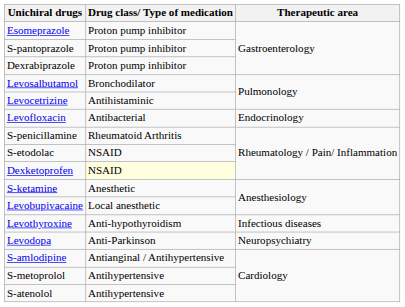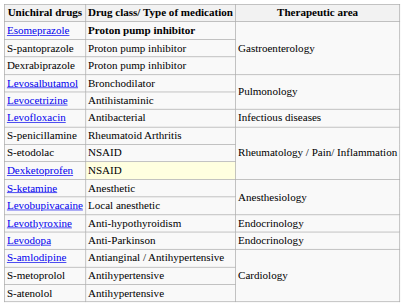(137, 30) normal -> (142, 30) bold
(271, 118) Endocrinology -> (280, 118) Infectious diseases
(280, 223) Infectious diseases -> (271, 223) Endocrinology
(275, 240) Neuropsychiatry -> (271, 240) Endocrinology
